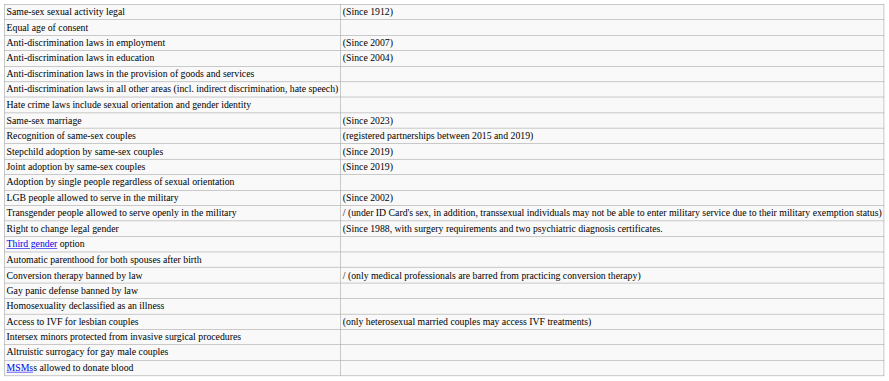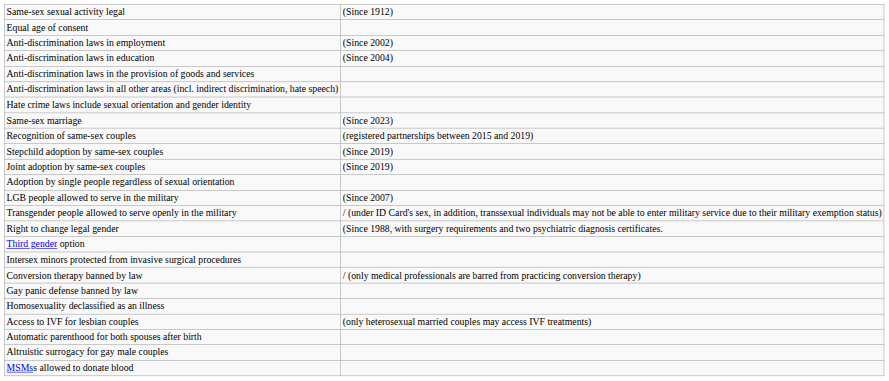(368, 43) (Since 2007) -> (368, 43) (Since 2002)
(368, 197) (Since 2002) -> (368, 197) (Since 2007)
rows swapped: (124, 337) <-> (104, 259)
